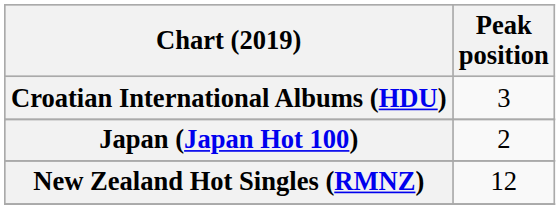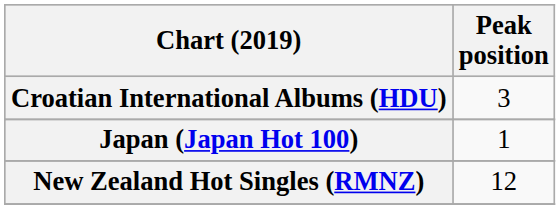(504, 139) 2 -> (504, 139) 1
